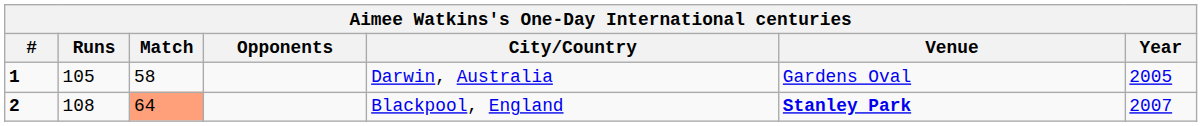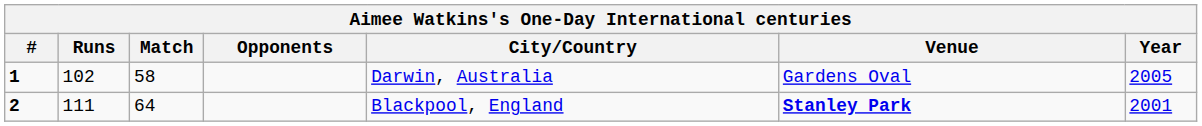(79, 77) 105 -> (79, 77) 102
(79, 106) 108 -> (79, 106) 111
(145, 106) lightsalmon background -> (145, 106) no background
(1151, 106) 2007 -> (1151, 106) 2001
